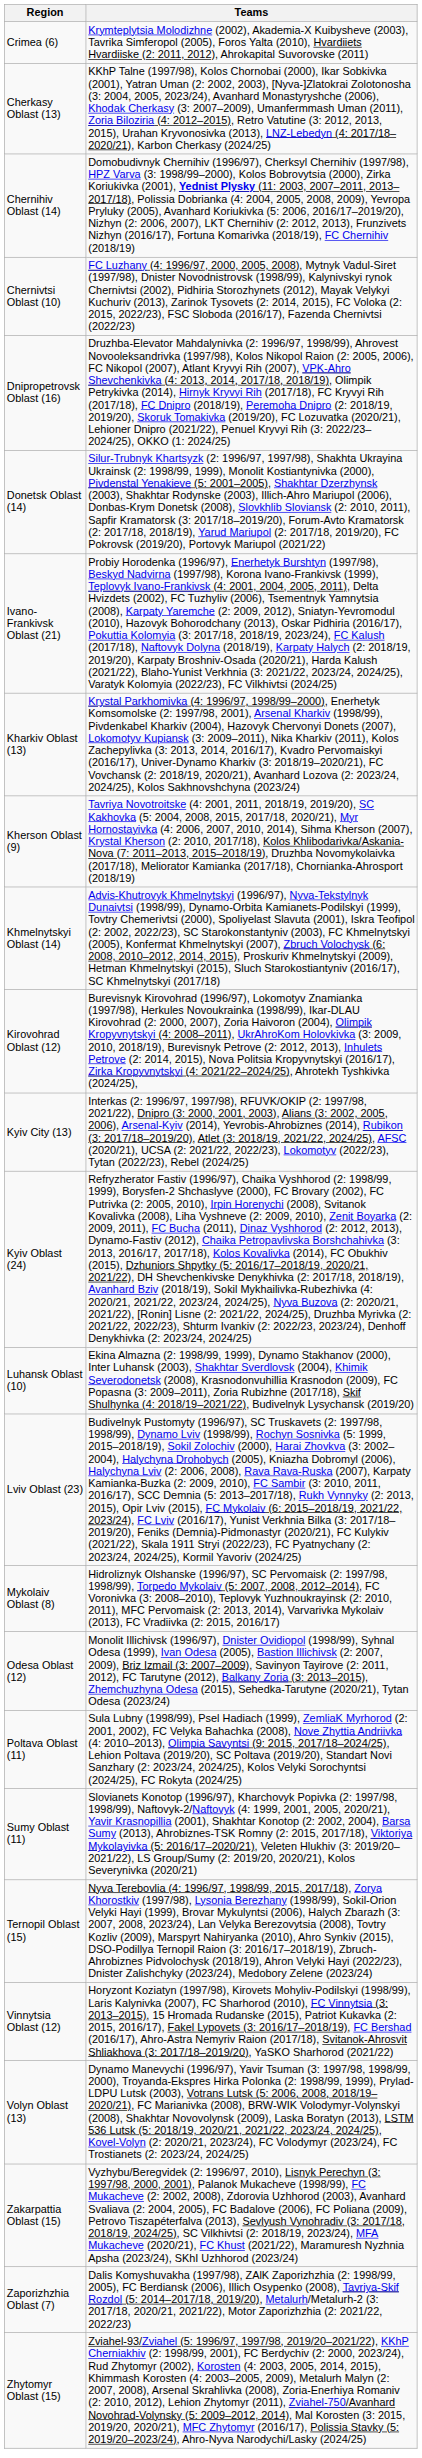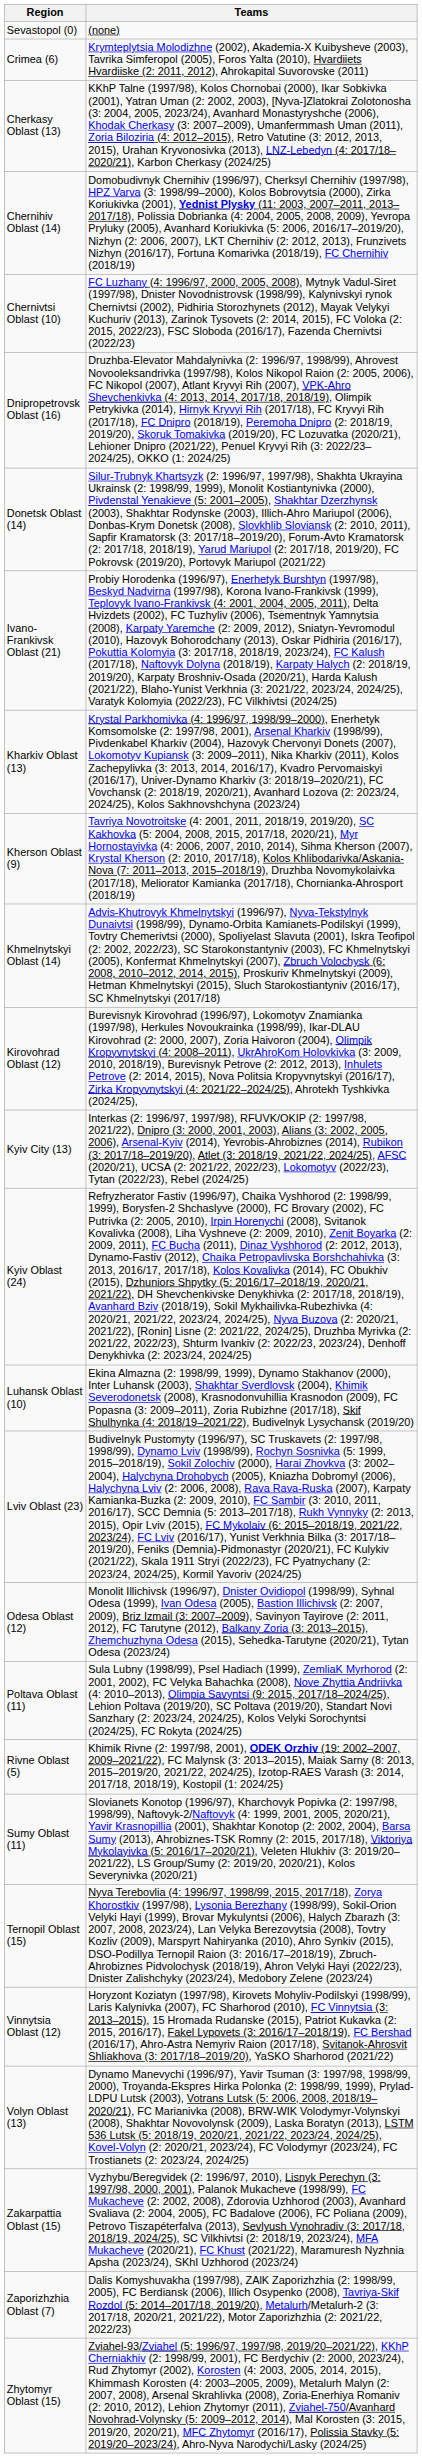+ row: (42, 30)
- row: (31, 1598)
+ row: (38, 1766)
